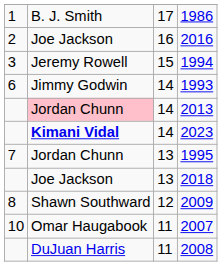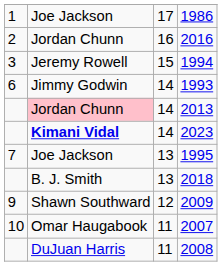(67, 16) B. J. Smith -> (72, 16) Joe Jackson
(72, 39) Joe Jackson -> (77, 39) Jordan Chunn
(77, 156) Jordan Chunn -> (72, 156) Joe Jackson
(72, 179) Joe Jackson -> (67, 179) B. J. Smith
(12, 202) 8 -> (12, 202) 9
